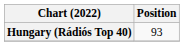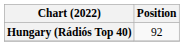(157, 31) 93 -> (157, 31) 92
